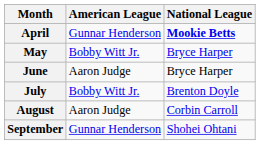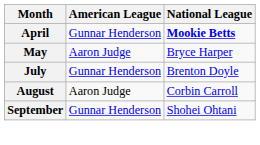(104, 52) Bobby Witt Jr. -> (100, 52) Aaron Judge
- row: (35, 71)
(104, 91) Bobby Witt Jr. -> (115, 71) Gunnar Henderson
